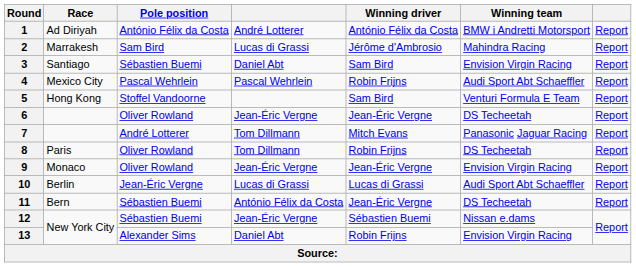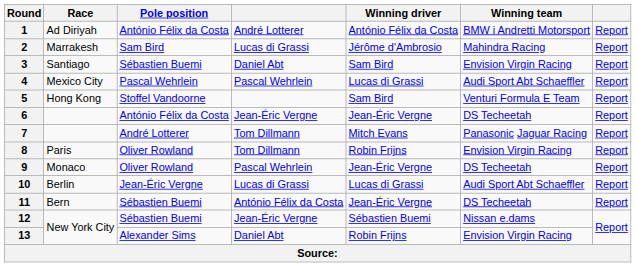(378, 81) Robin Frijns -> (386, 81) Lucas di Grassi
(156, 115) Oliver Rowland -> (174, 115) António Félix da Costa
(497, 150) DS Techeetah -> (517, 150) Envision Virgin Racing
(276, 167) Jean-Éric Vergne -> (273, 167) Pascal Wehrlein
(517, 167) Envision Virgin Racing -> (497, 167) DS Techeetah
